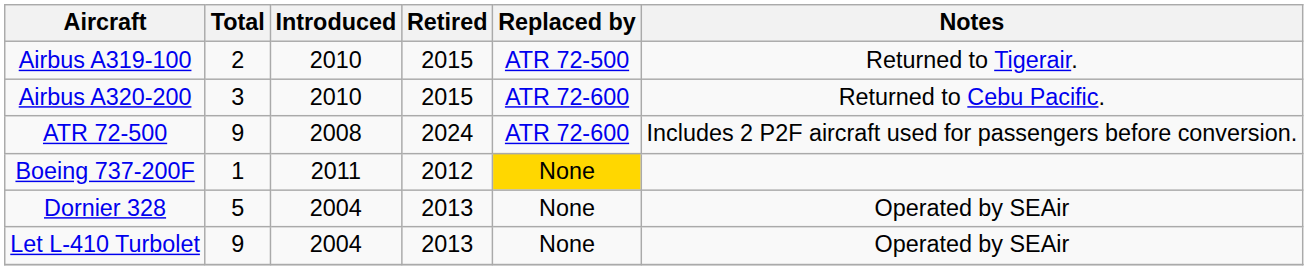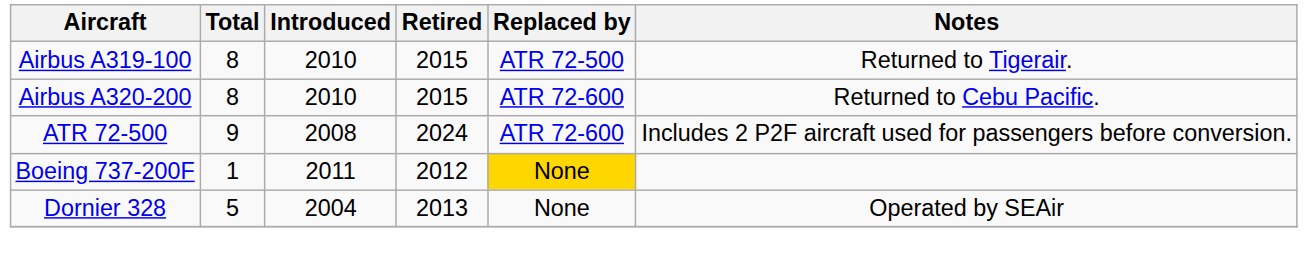(238, 60) 2 -> (233, 60) 8
(238, 97) 3 -> (233, 97) 8
- row: (105, 245)
